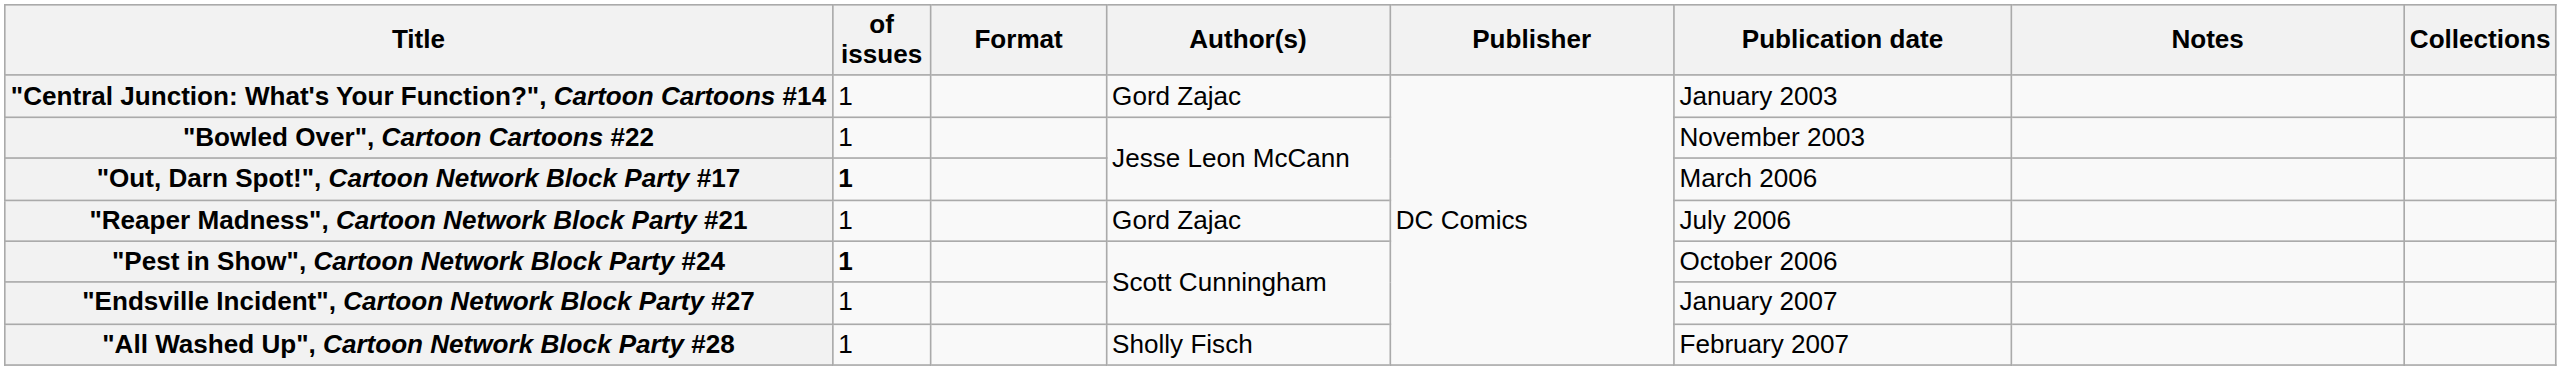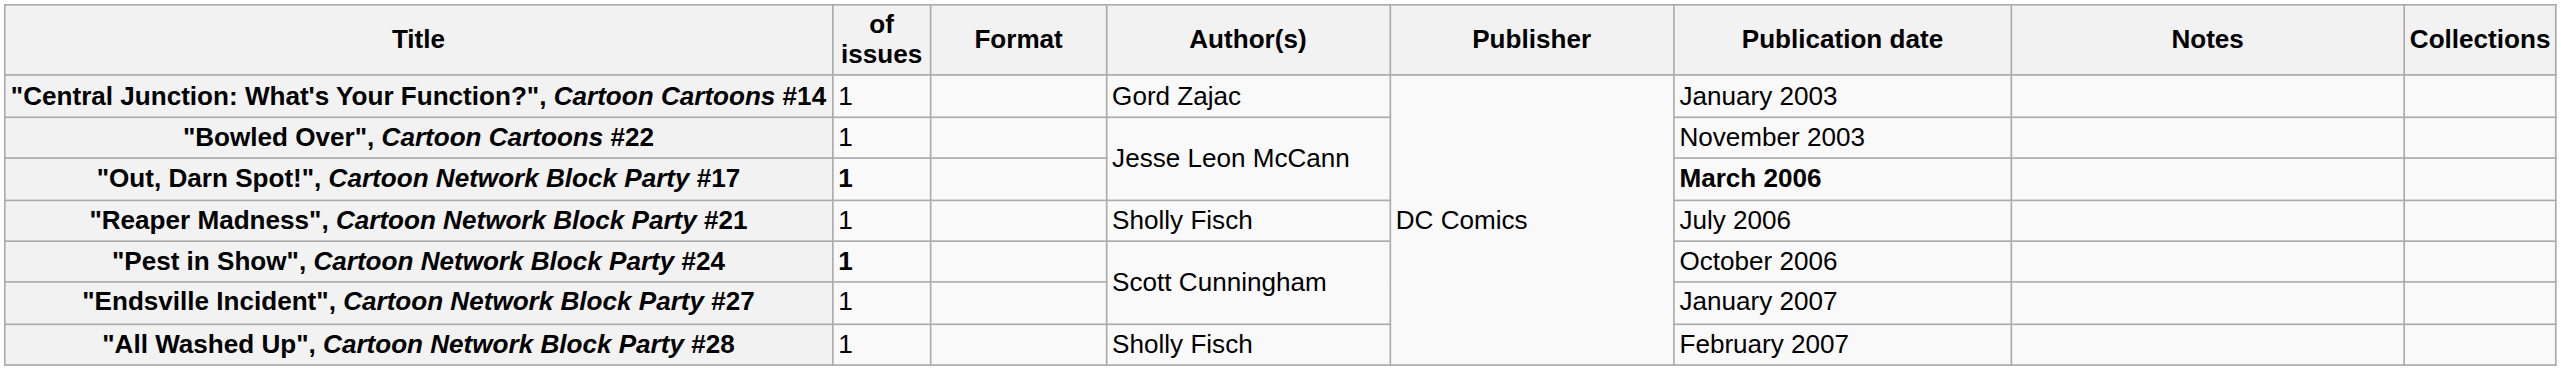(1748, 178) normal -> (1751, 178) bold
(1177, 219) Gord Zajac -> (1182, 219) Sholly Fisch
